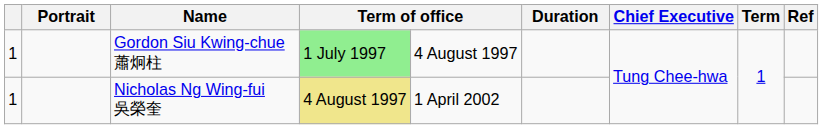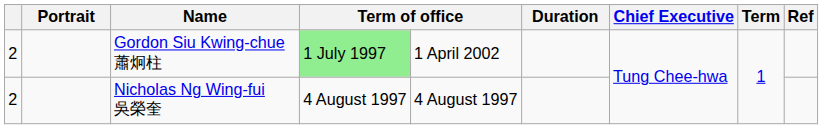(13, 53) 1 -> (13, 53) 2
(466, 53) 4 August 1997 -> (457, 53) 1 April 2002
(13, 100) 1 -> (13, 100) 2
(355, 100) khaki background -> (355, 100) no background
(457, 100) 1 April 2002 -> (466, 100) 4 August 1997
